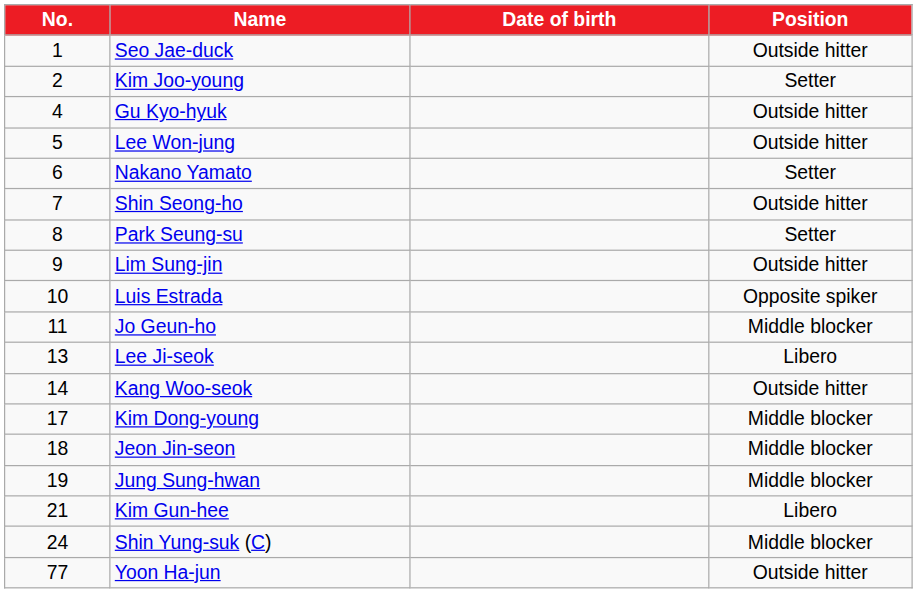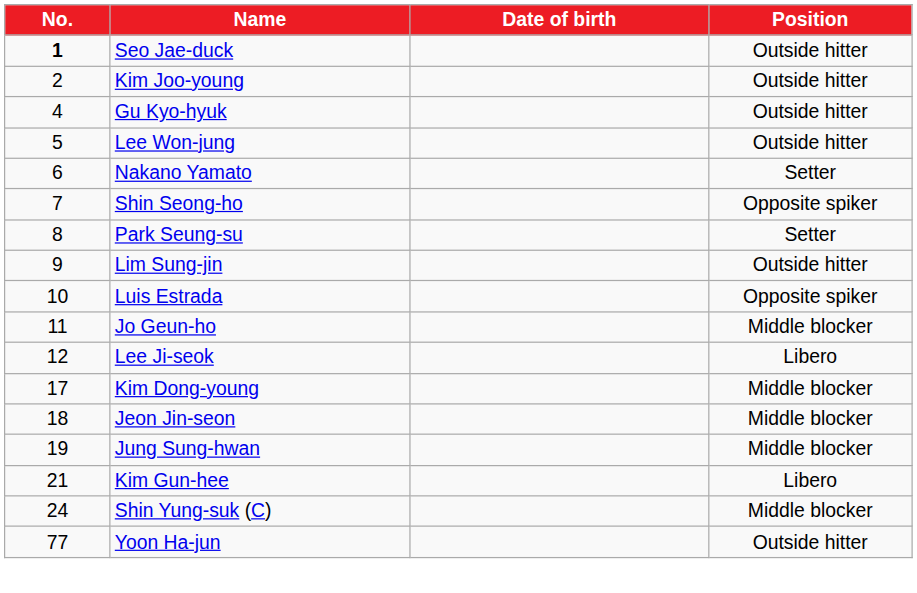(57, 50) normal -> (57, 50) bold
(810, 81) Setter -> (810, 81) Outside hitter
(810, 204) Outside hitter -> (810, 204) Opposite spiker
(57, 357) 13 -> (57, 357) 12
- row: (183, 388)
